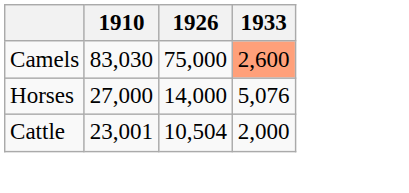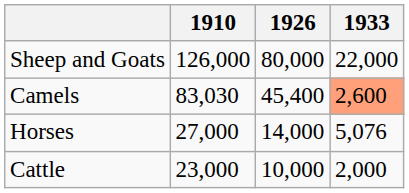+ row: (87, 59)
(195, 59) 75,000 -> (293, 95) 45,400
(121, 132) 23,001 -> (207, 168) 23,000
(195, 132) 10,504 -> (293, 168) 10,000
